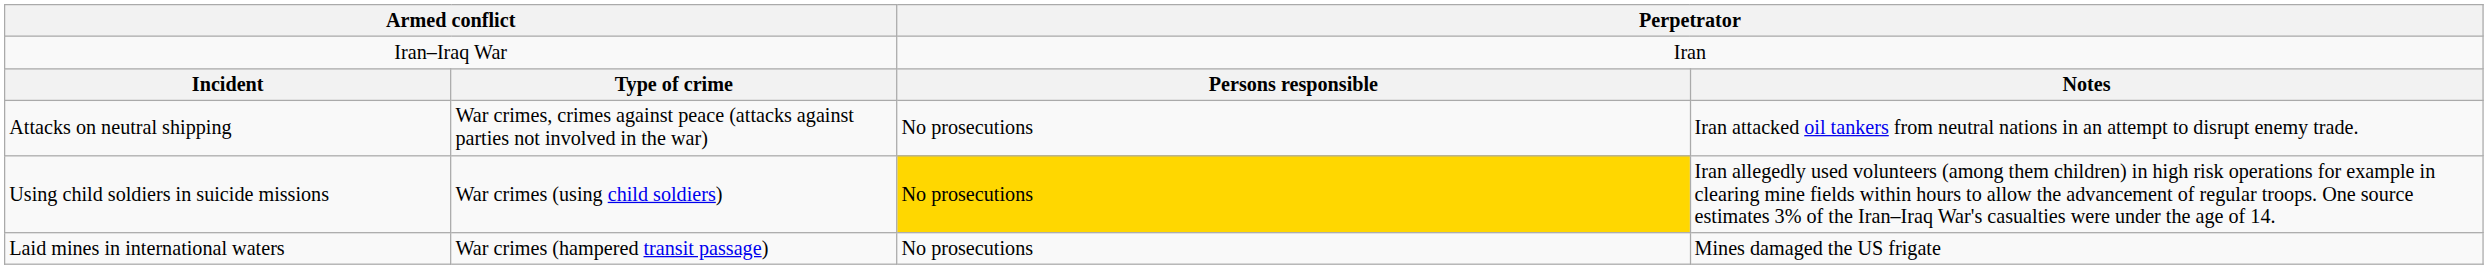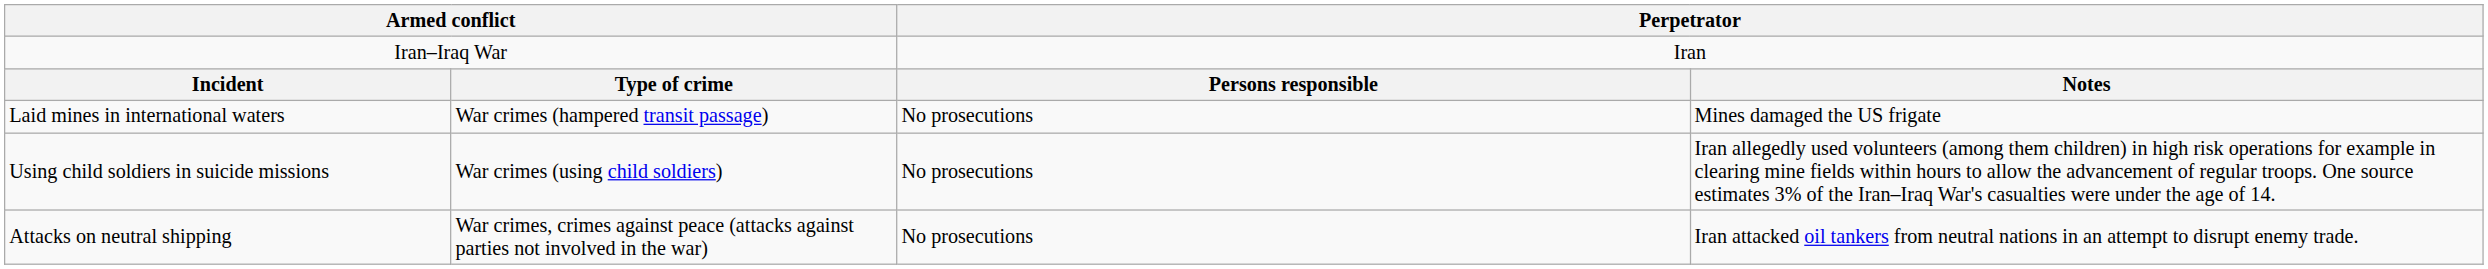rows swapped: (120, 127) <-> (147, 248)
(967, 193) gold background -> (967, 171) no background
